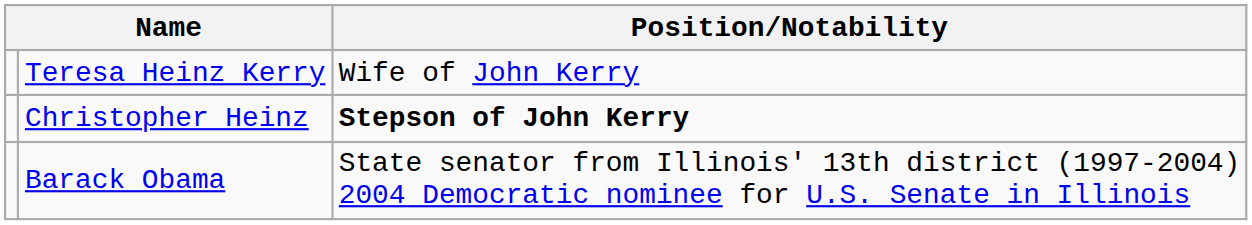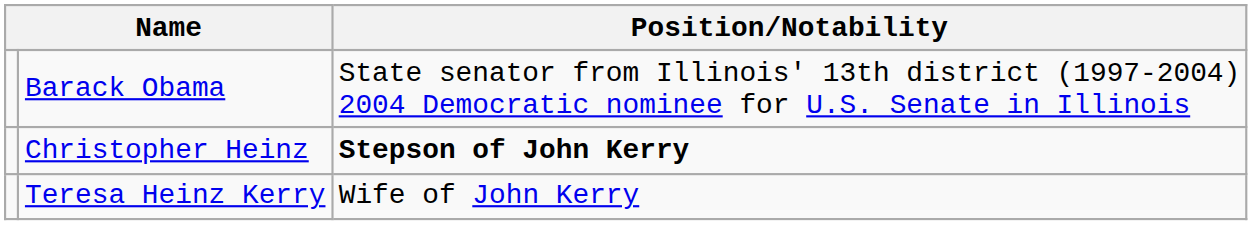rows swapped: (175, 73) <-> (125, 180)
